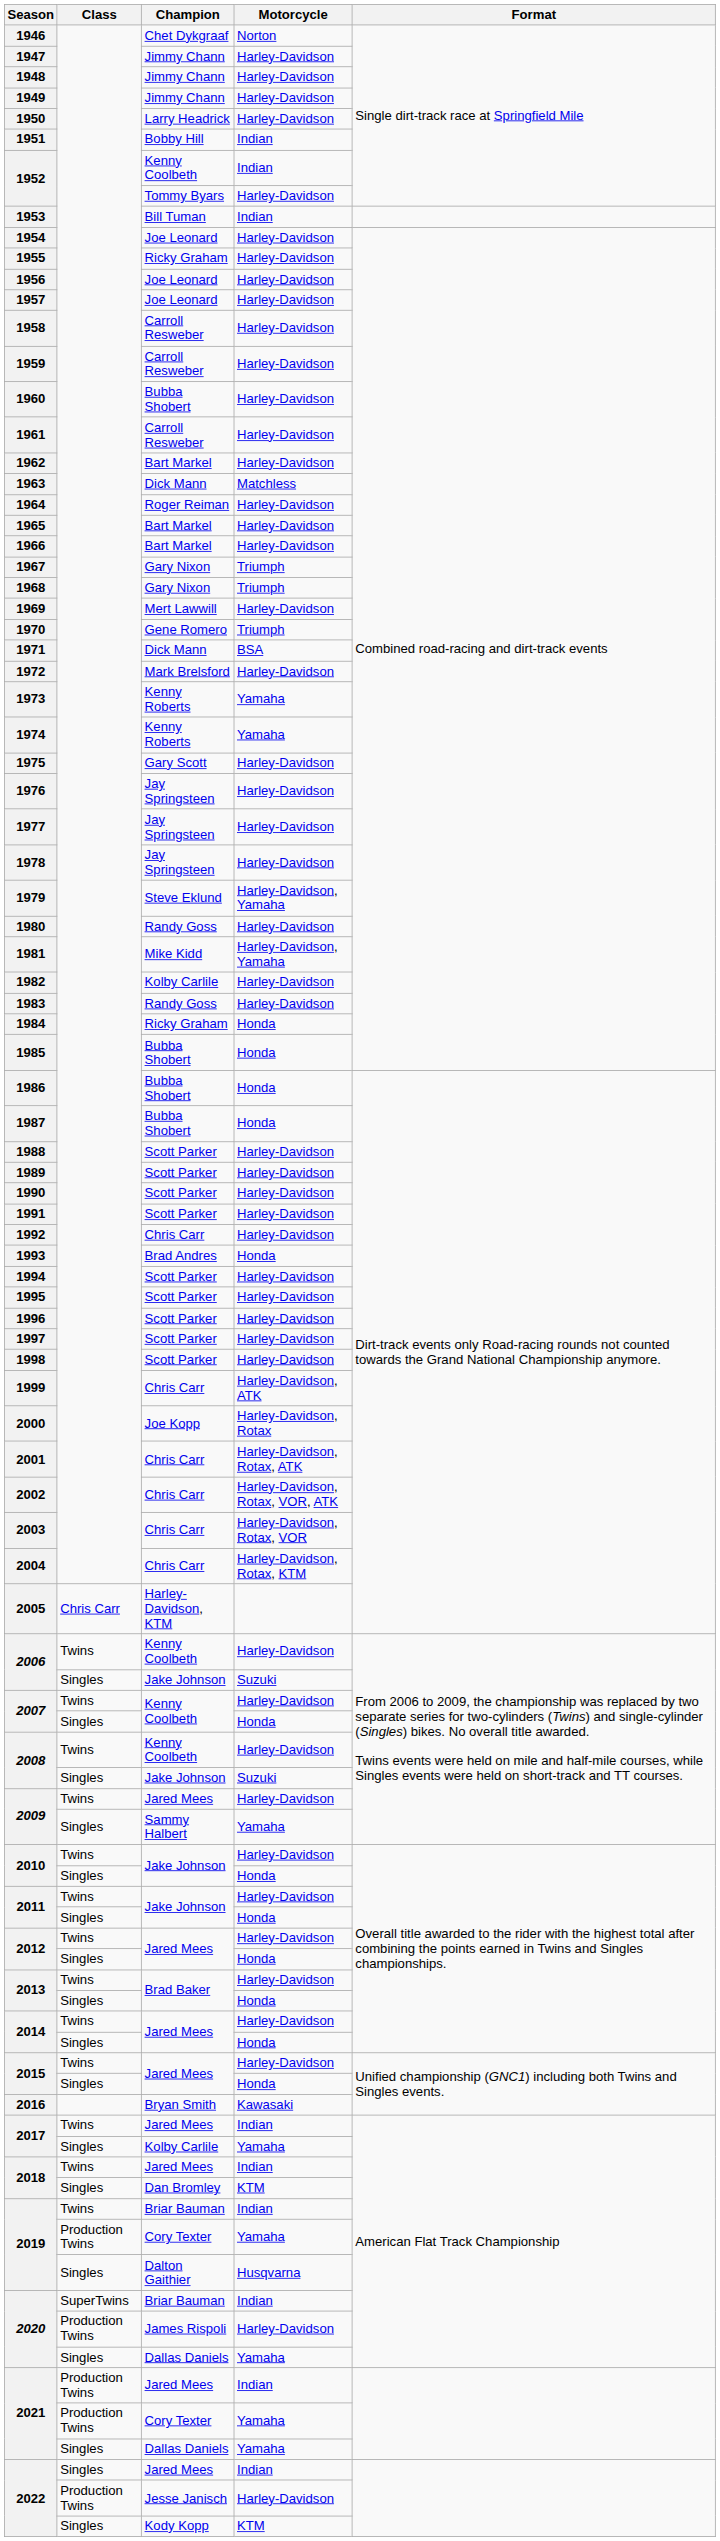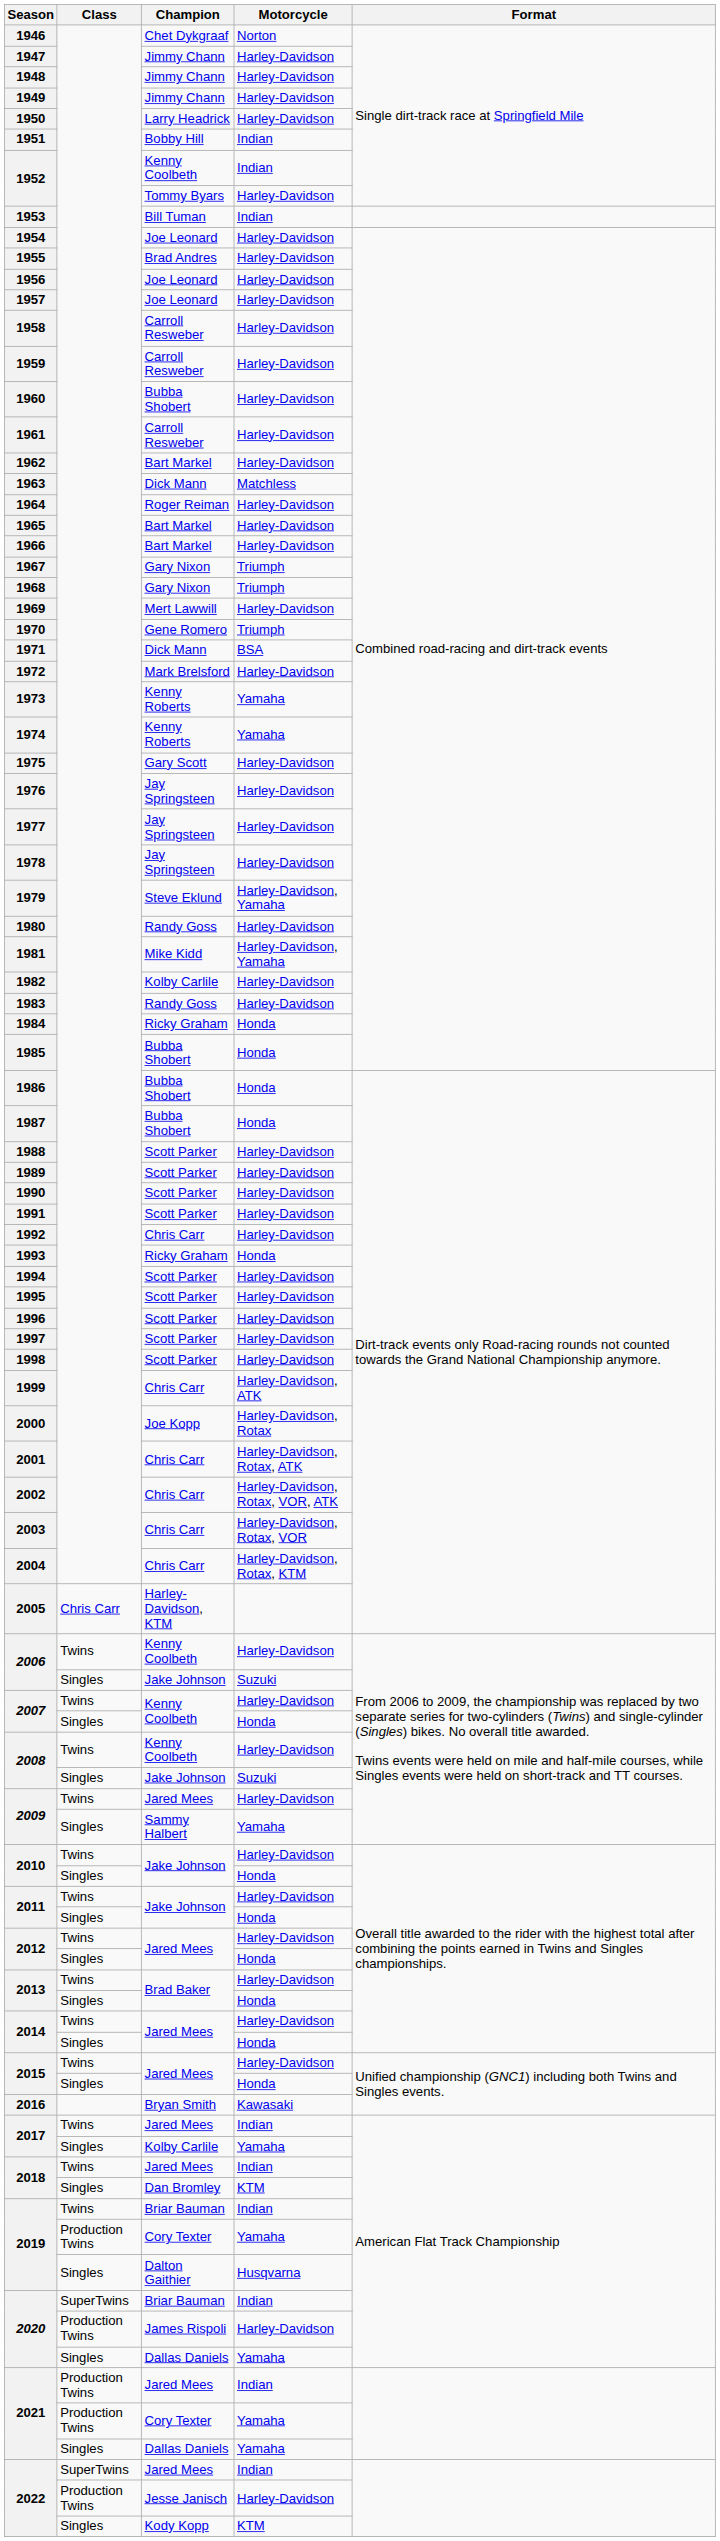(186, 258) Ricky Graham -> (181, 258) Brad Andres
(181, 1255) Brad Andres -> (186, 1255) Ricky Graham
(82, 2469) Singles -> (94, 2469) SuperTwins
